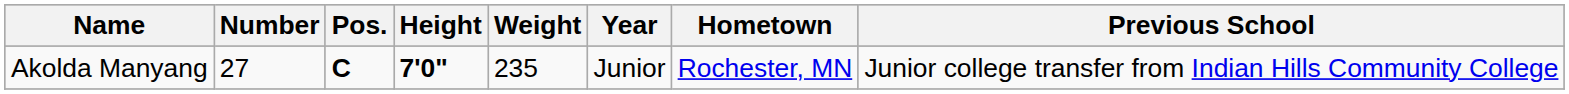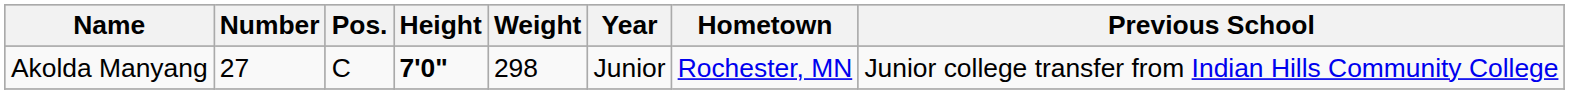(341, 67) bold -> (341, 67) normal
(516, 67) 235 -> (516, 67) 298
